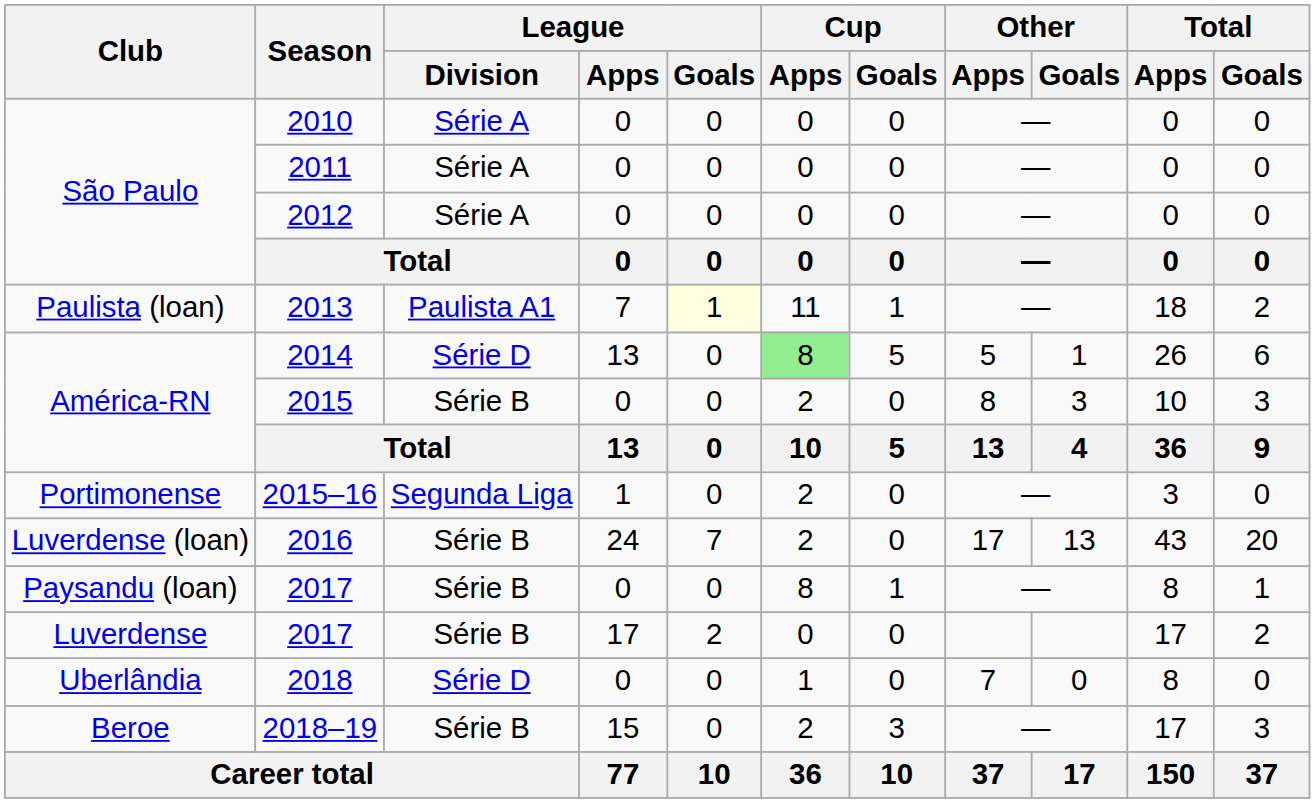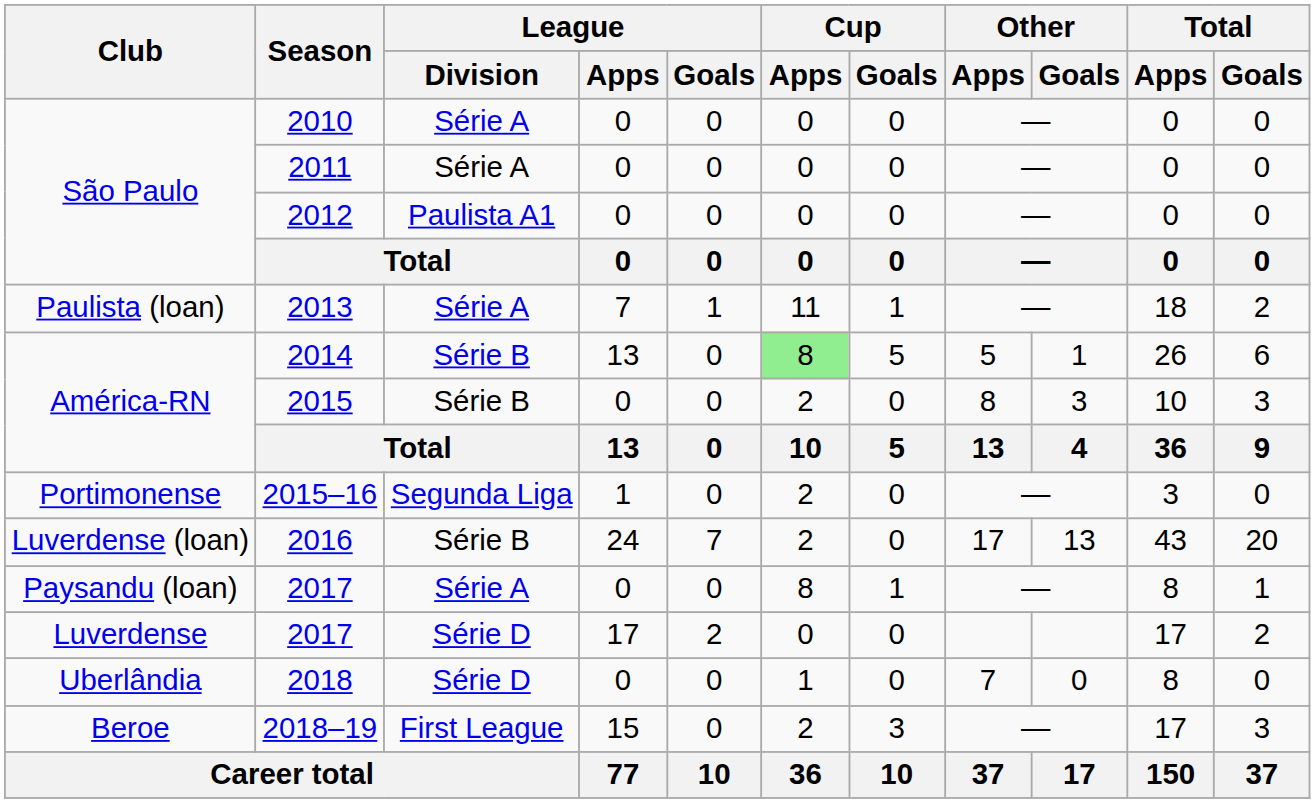(482, 214) Série A -> (482, 214) Paulista A1
(482, 307) Paulista A1 -> (482, 307) Série A
(714, 307) lightyellow background -> (714, 307) no background
(482, 354) Série D -> (482, 354) Série B
(482, 588) Série B -> (482, 588) Série A
(482, 634) Série B -> (482, 634) Série D
(482, 728) Série B -> (482, 728) First League
